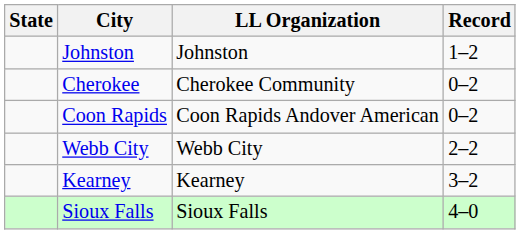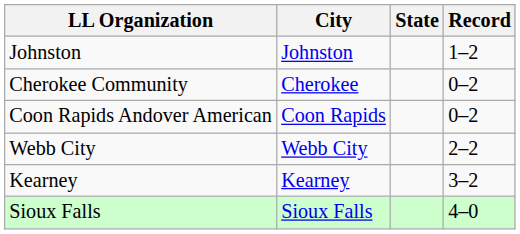columns swapped: (31, 20) <-> (308, 20)
